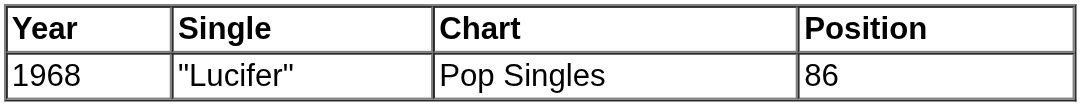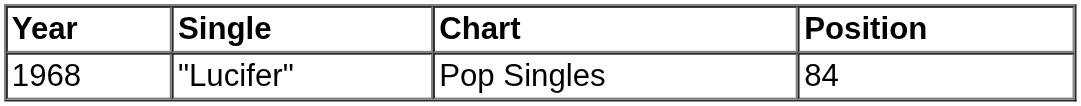(822, 75) 86 -> (822, 75) 84
